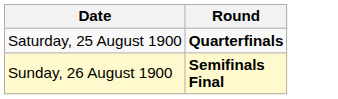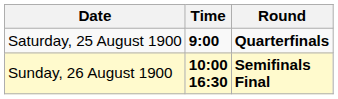+ column: (208, 16)
